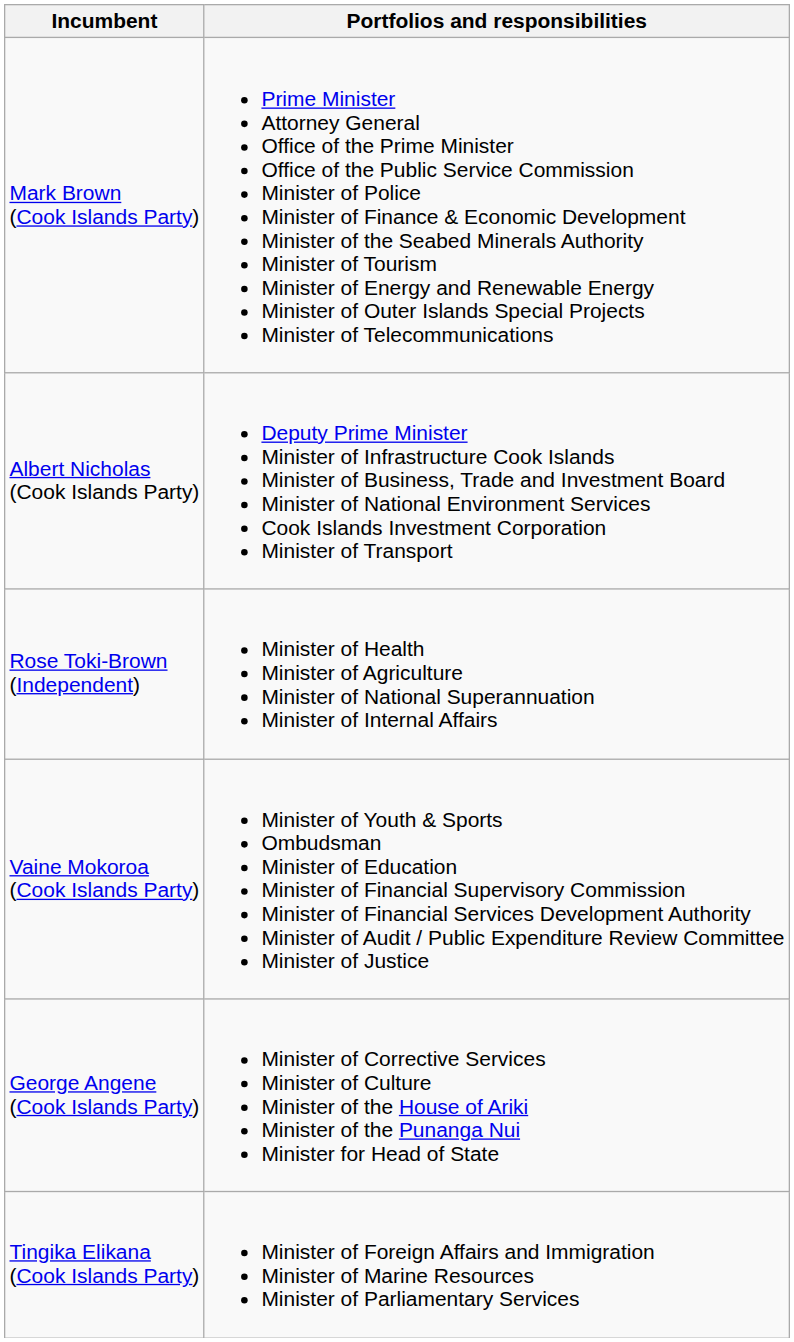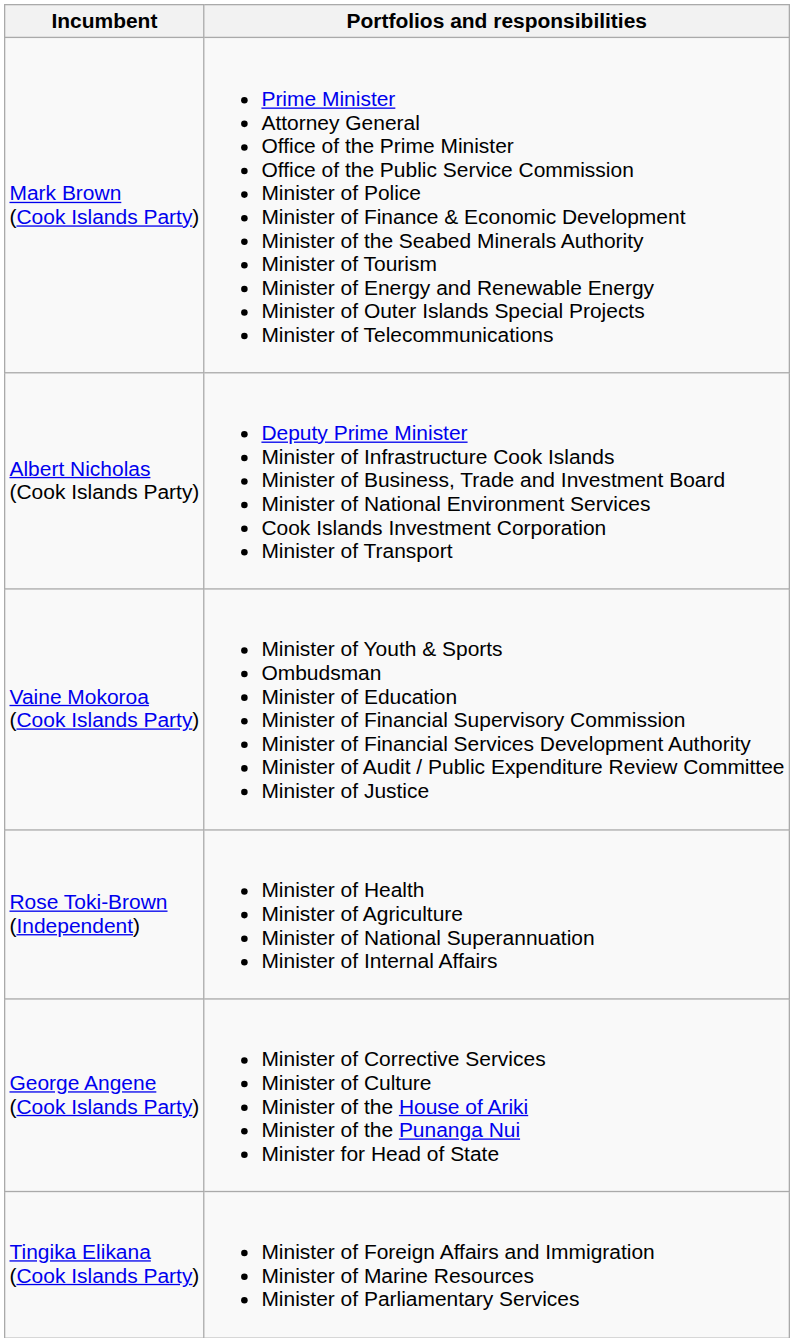rows swapped: (89, 673) <-> (104, 878)
